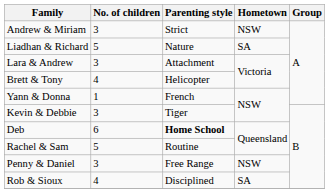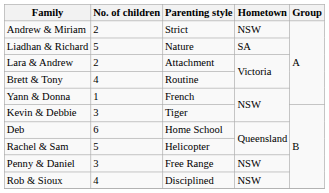(96, 29) 3 -> (96, 29) 2
(96, 63) 3 -> (96, 63) 2
(187, 79) Helicopter -> (182, 79) Routine
(195, 130) bold -> (194, 130) normal
(182, 146) Routine -> (187, 146) Helicopter
(244, 180) SA -> (249, 180) NSW
